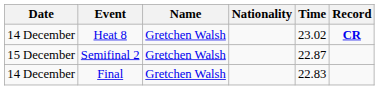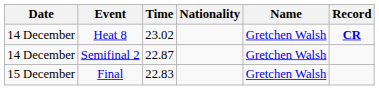columns swapped: (186, 14) <-> (312, 14)
(41, 54) 15 December -> (41, 54) 14 December
(41, 74) 14 December -> (41, 74) 15 December
